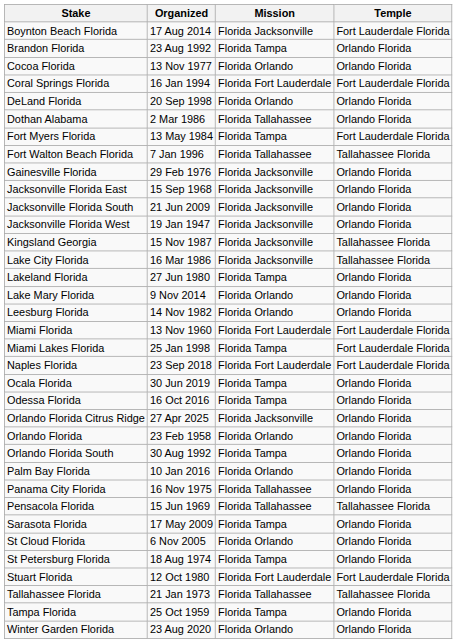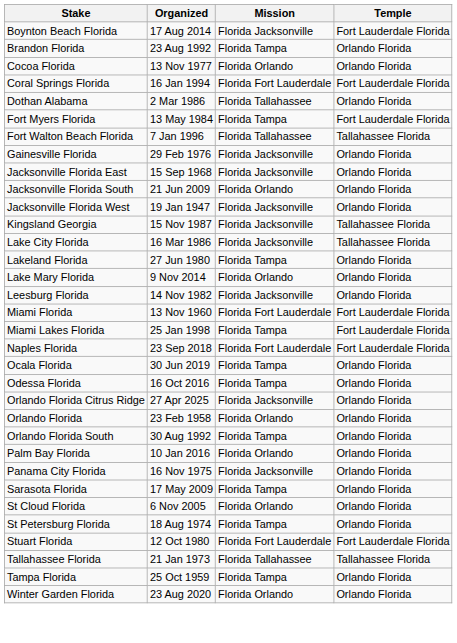- row: (44, 101)
(266, 207) Florida Jacksonville -> (256, 189) Florida Orlando
(256, 313) Florida Orlando -> (266, 295) Florida Jacksonville
(265, 489) Florida Tallahassee -> (266, 471) Florida Jacksonville
- row: (51, 506)
